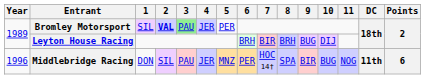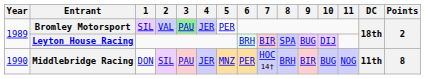(166, 27) bold -> (166, 27) normal
(288, 41) BRH -> (288, 41) SPA
(17, 61) 1996 -> (17, 61) 1990
(288, 61) SPA -> (288, 61) BRH
(402, 61) 6 -> (402, 61) 8
